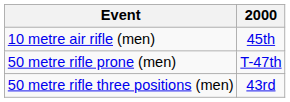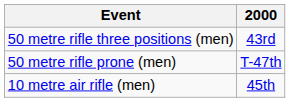rows swapped: (121, 85) <-> (81, 39)
